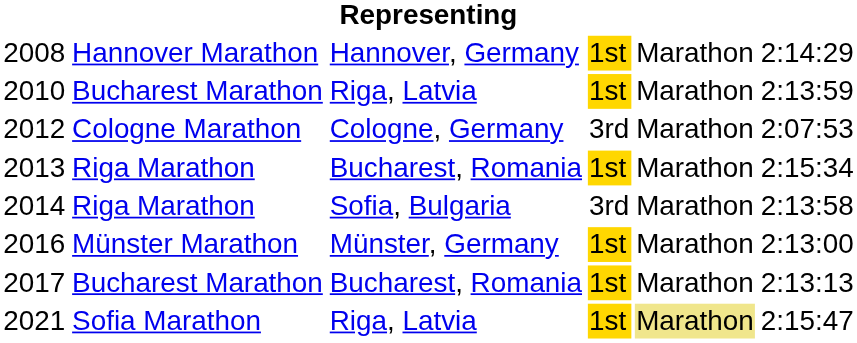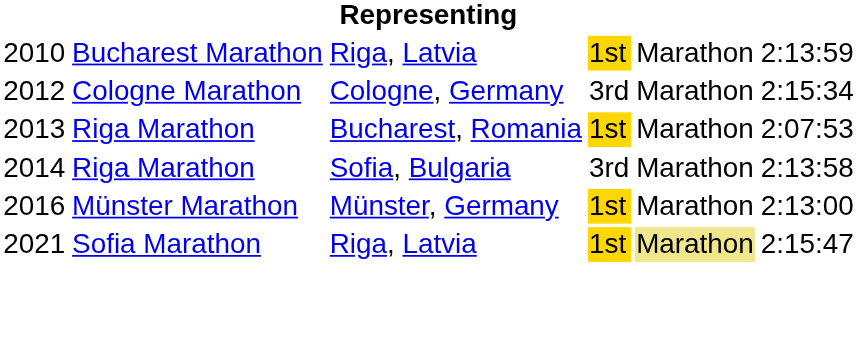- row: (34, 52)
(807, 129) 2:07:53 -> (807, 91) 2:15:34
(807, 167) 2:15:34 -> (807, 129) 2:07:53
- row: (34, 282)
